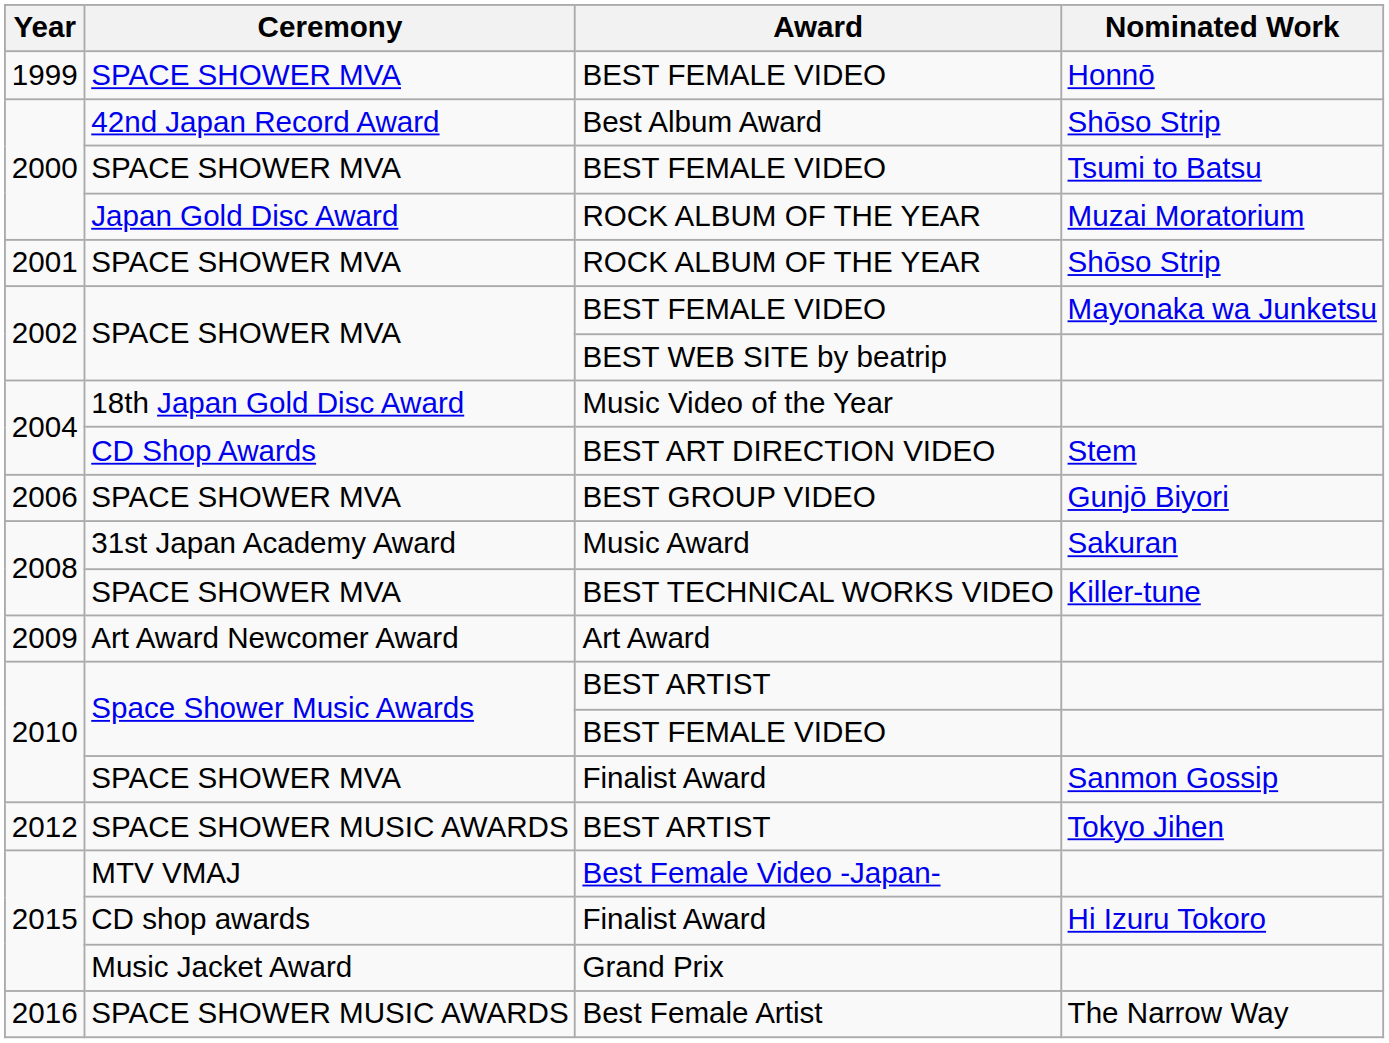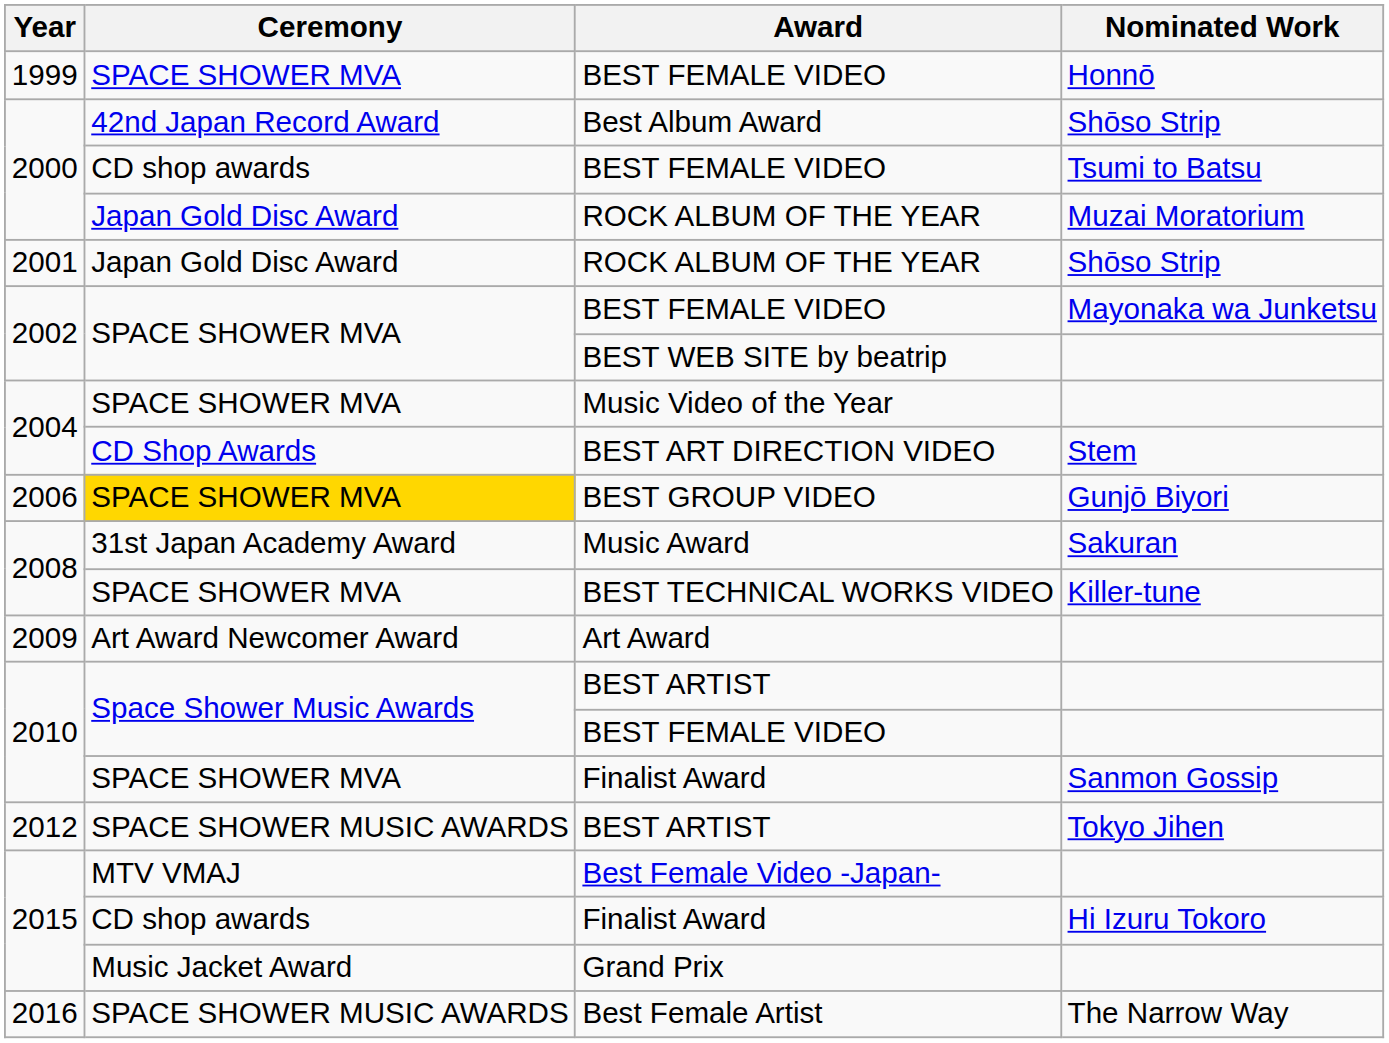(246, 168) SPACE SHOWER MVA -> (201, 168) CD shop awards
(246, 262) SPACE SHOWER MVA -> (245, 262) Japan Gold Disc Award
(278, 403) 18th Japan Gold Disc Award -> (246, 403) SPACE SHOWER MVA
(246, 497) no background -> (246, 497) gold background
